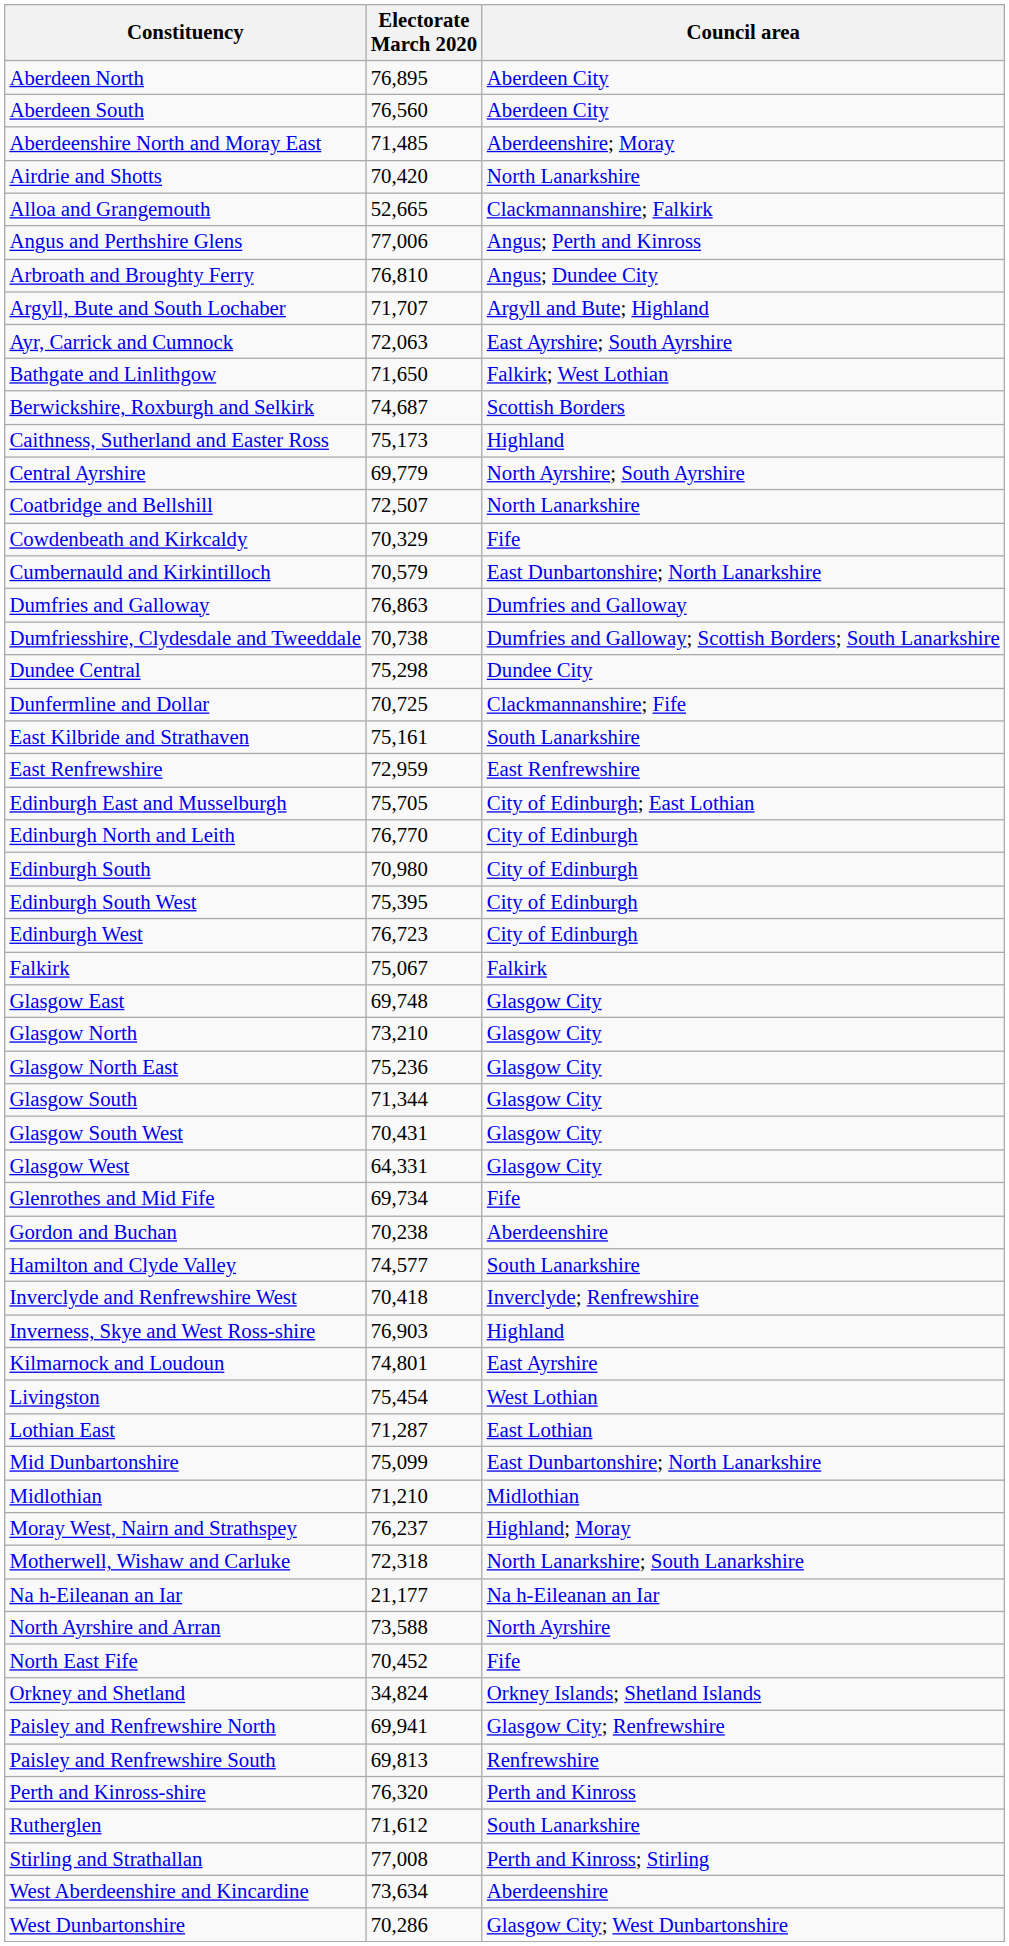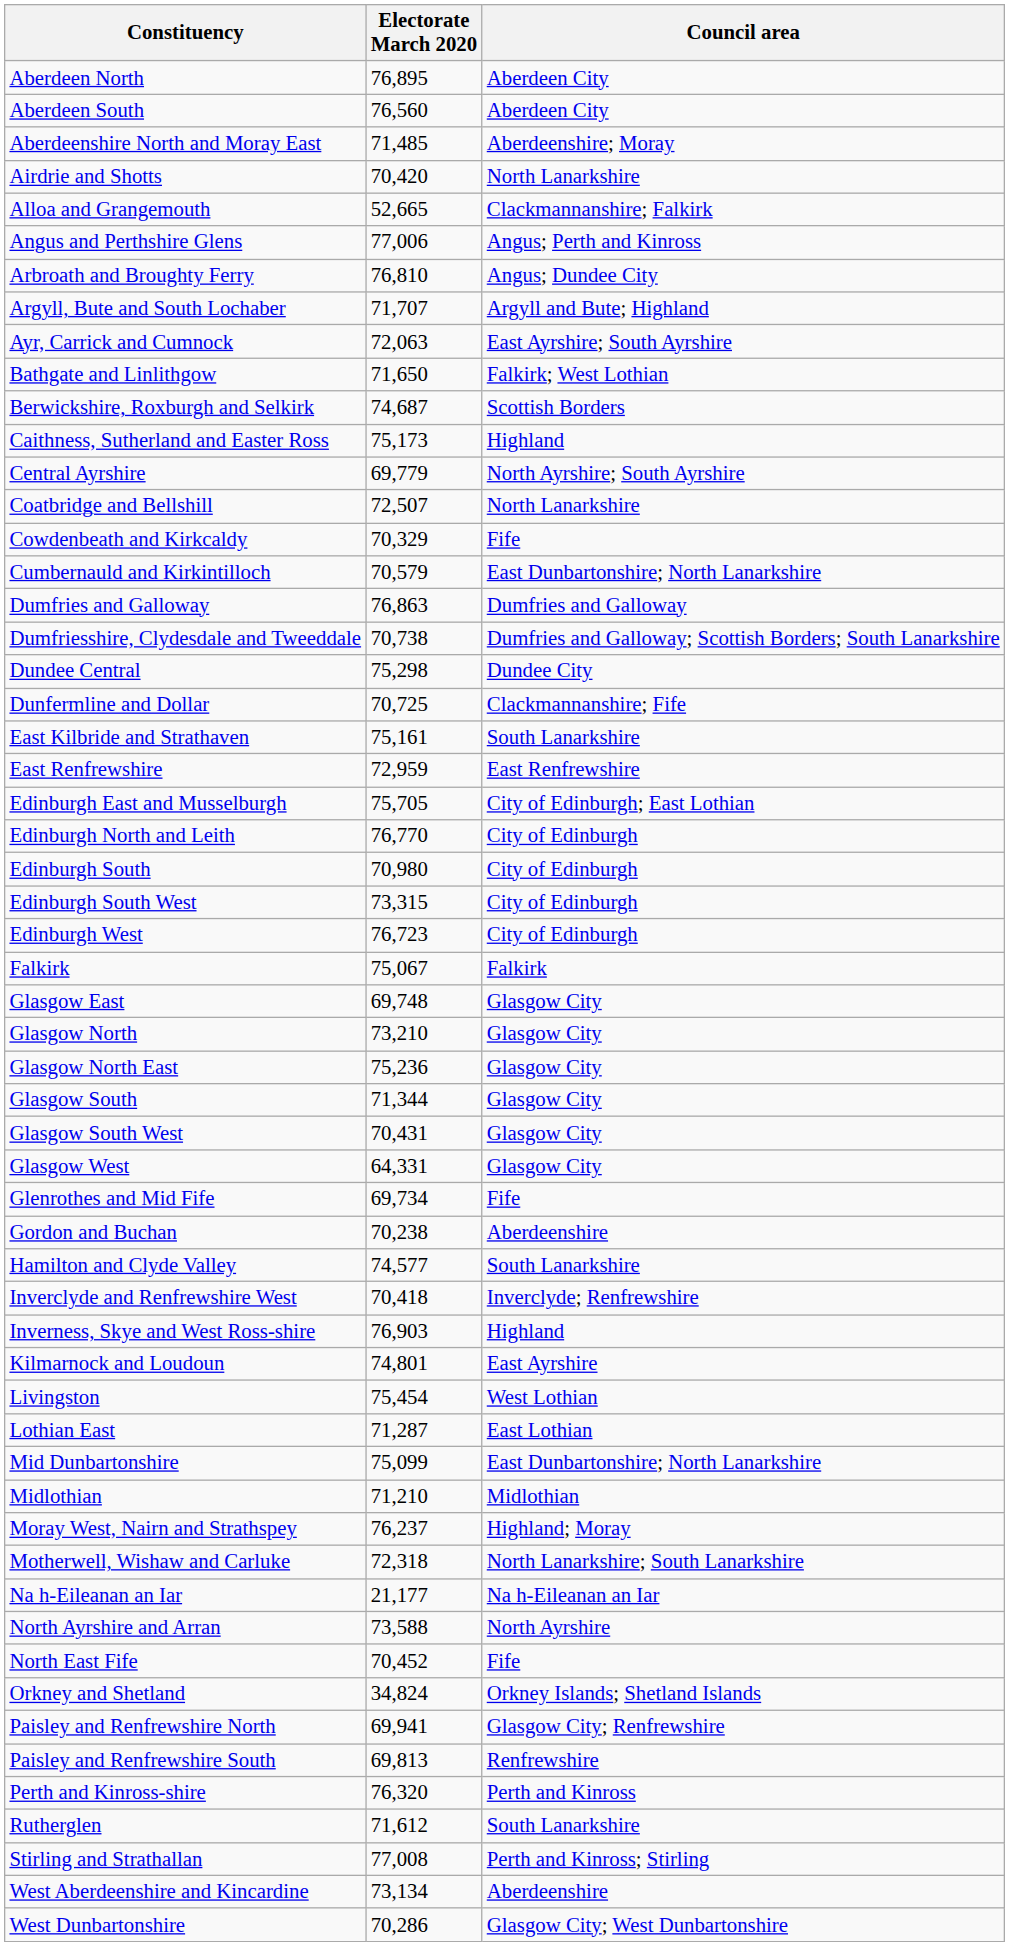(399, 902) 75,395 -> (399, 902) 73,315
(399, 1891) 73,634 -> (399, 1891) 73,134
